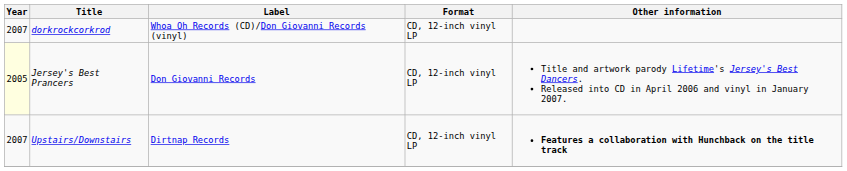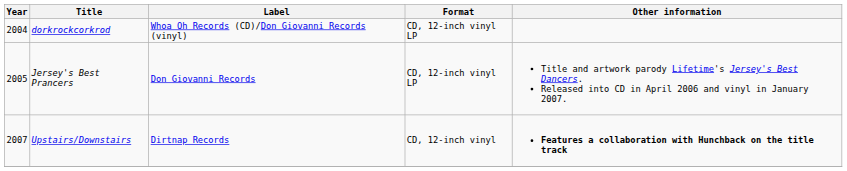(17, 31) 2007 -> (17, 31) 2004
(17, 79) lightyellow background -> (17, 79) no background
(451, 140) CD, 12-inch vinyl LP -> (451, 140) CD, 12-inch vinyl
